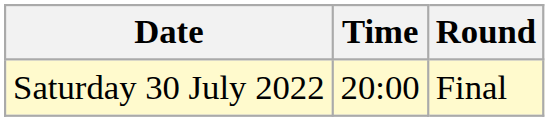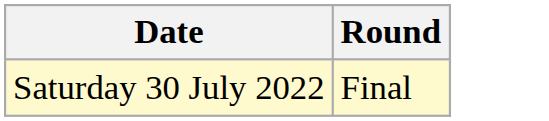- column: (380, 32)
